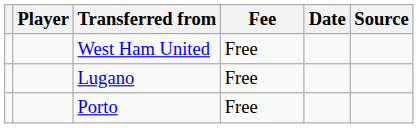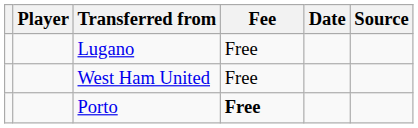rows swapped: (106, 78) <-> (144, 48)
(241, 107) normal -> (243, 107) bold
